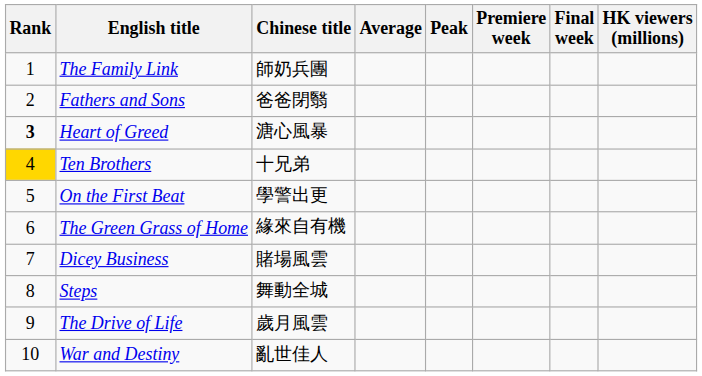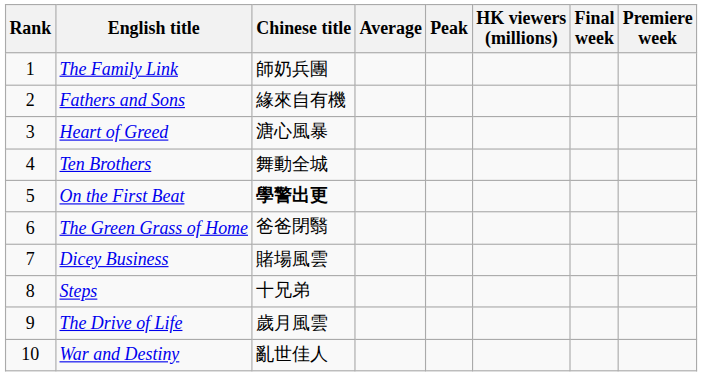columns swapped: (511, 28) <-> (648, 28)
(292, 100) 爸爸閉翳 -> (301, 100) 緣來自有機
(30, 132) bold -> (30, 132) normal
(30, 164) gold background -> (30, 164) no background
(283, 163) 十兄弟 -> (292, 163) 舞動全城
(292, 195) normal -> (292, 195) bold
(301, 227) 緣來自有機 -> (292, 227) 爸爸閉翳
(292, 290) 舞動全城 -> (283, 290) 十兄弟
